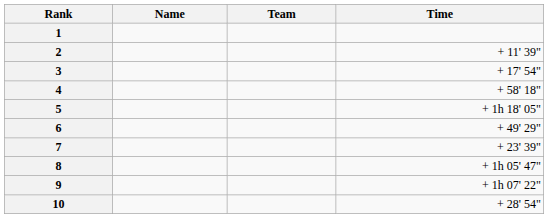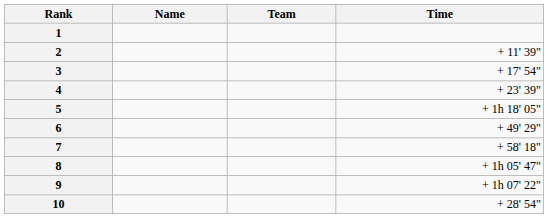(519, 90) + 58' 18" -> (519, 90) + 23' 39"
(519, 147) + 23' 39" -> (519, 147) + 58' 18"
